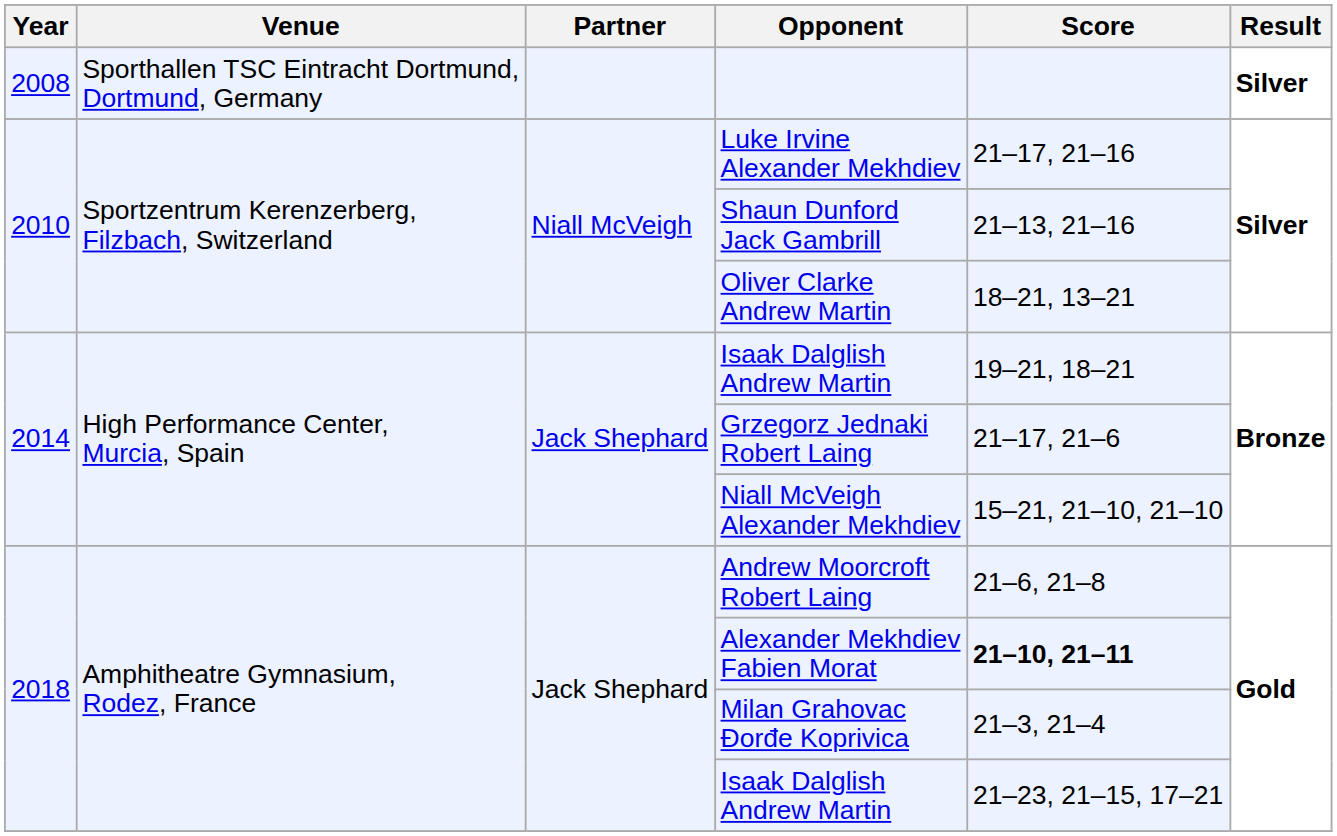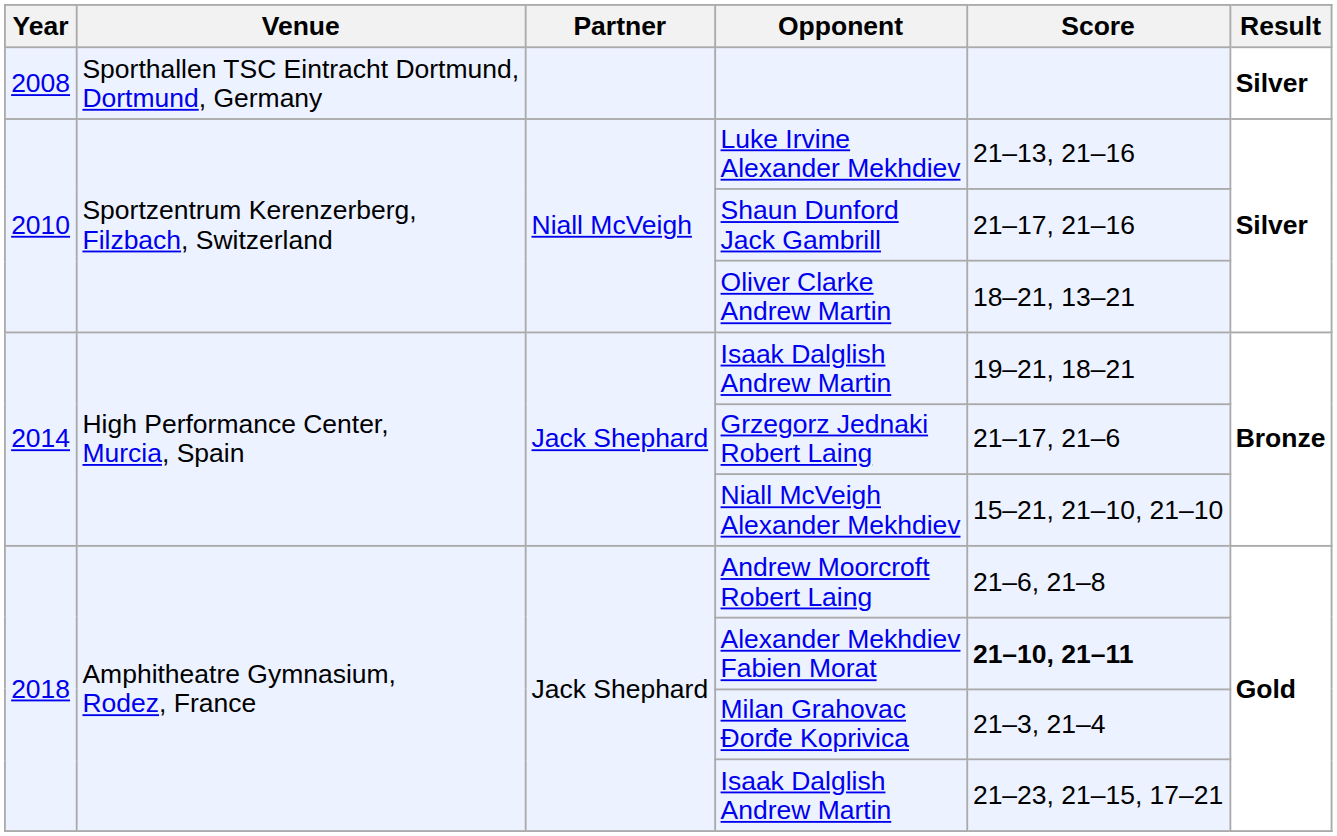(1054, 154) 21–17, 21–16 -> (1054, 154) 21–13, 21–16
(1054, 225) 21–13, 21–16 -> (1054, 225) 21–17, 21–16
